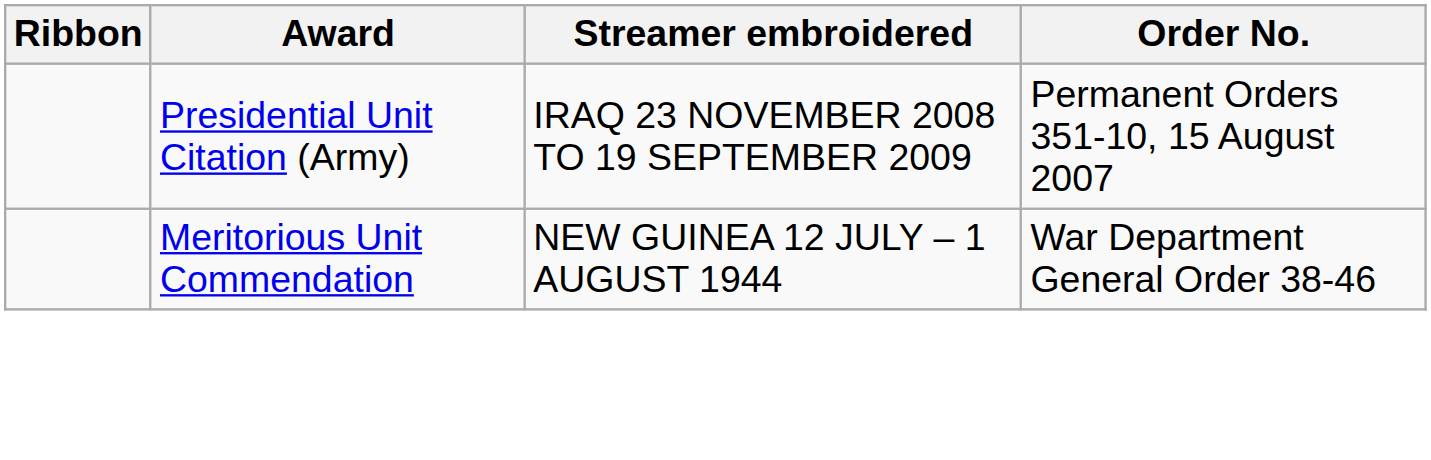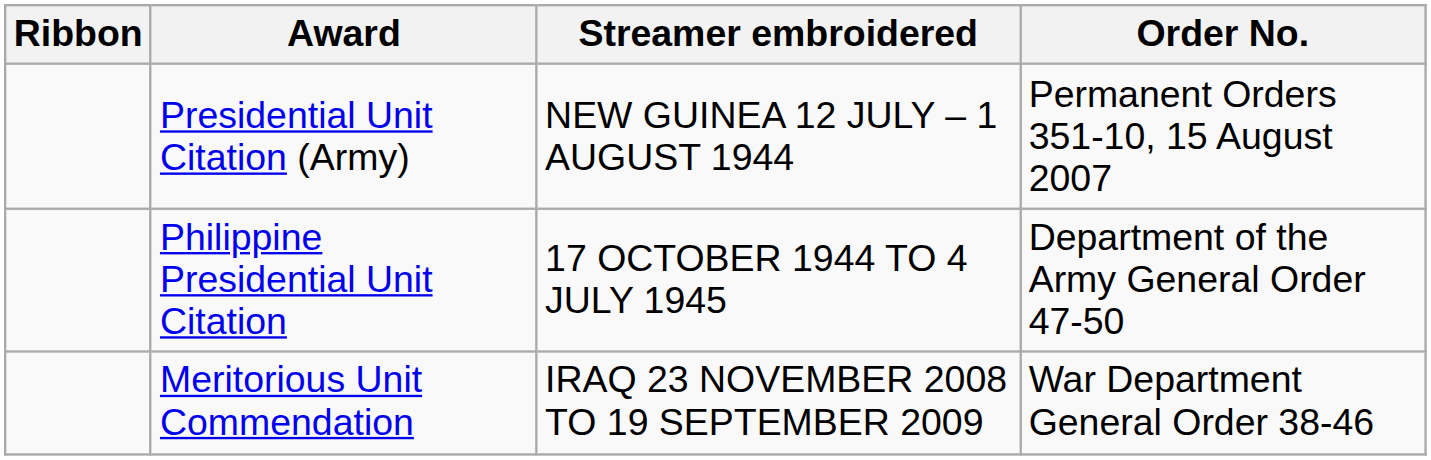(764, 135) IRAQ 23 NOVEMBER 2008 TO 19 SEPTEMBER 2009 -> (771, 135) NEW GUINEA 12 JULY – 1 AUGUST 1944
+ row: (296, 279)
(759, 258) NEW GUINEA 12 JULY – 1 AUGUST 1944 -> (776, 401) IRAQ 23 NOVEMBER 2008 TO 19 SEPTEMBER 2009
